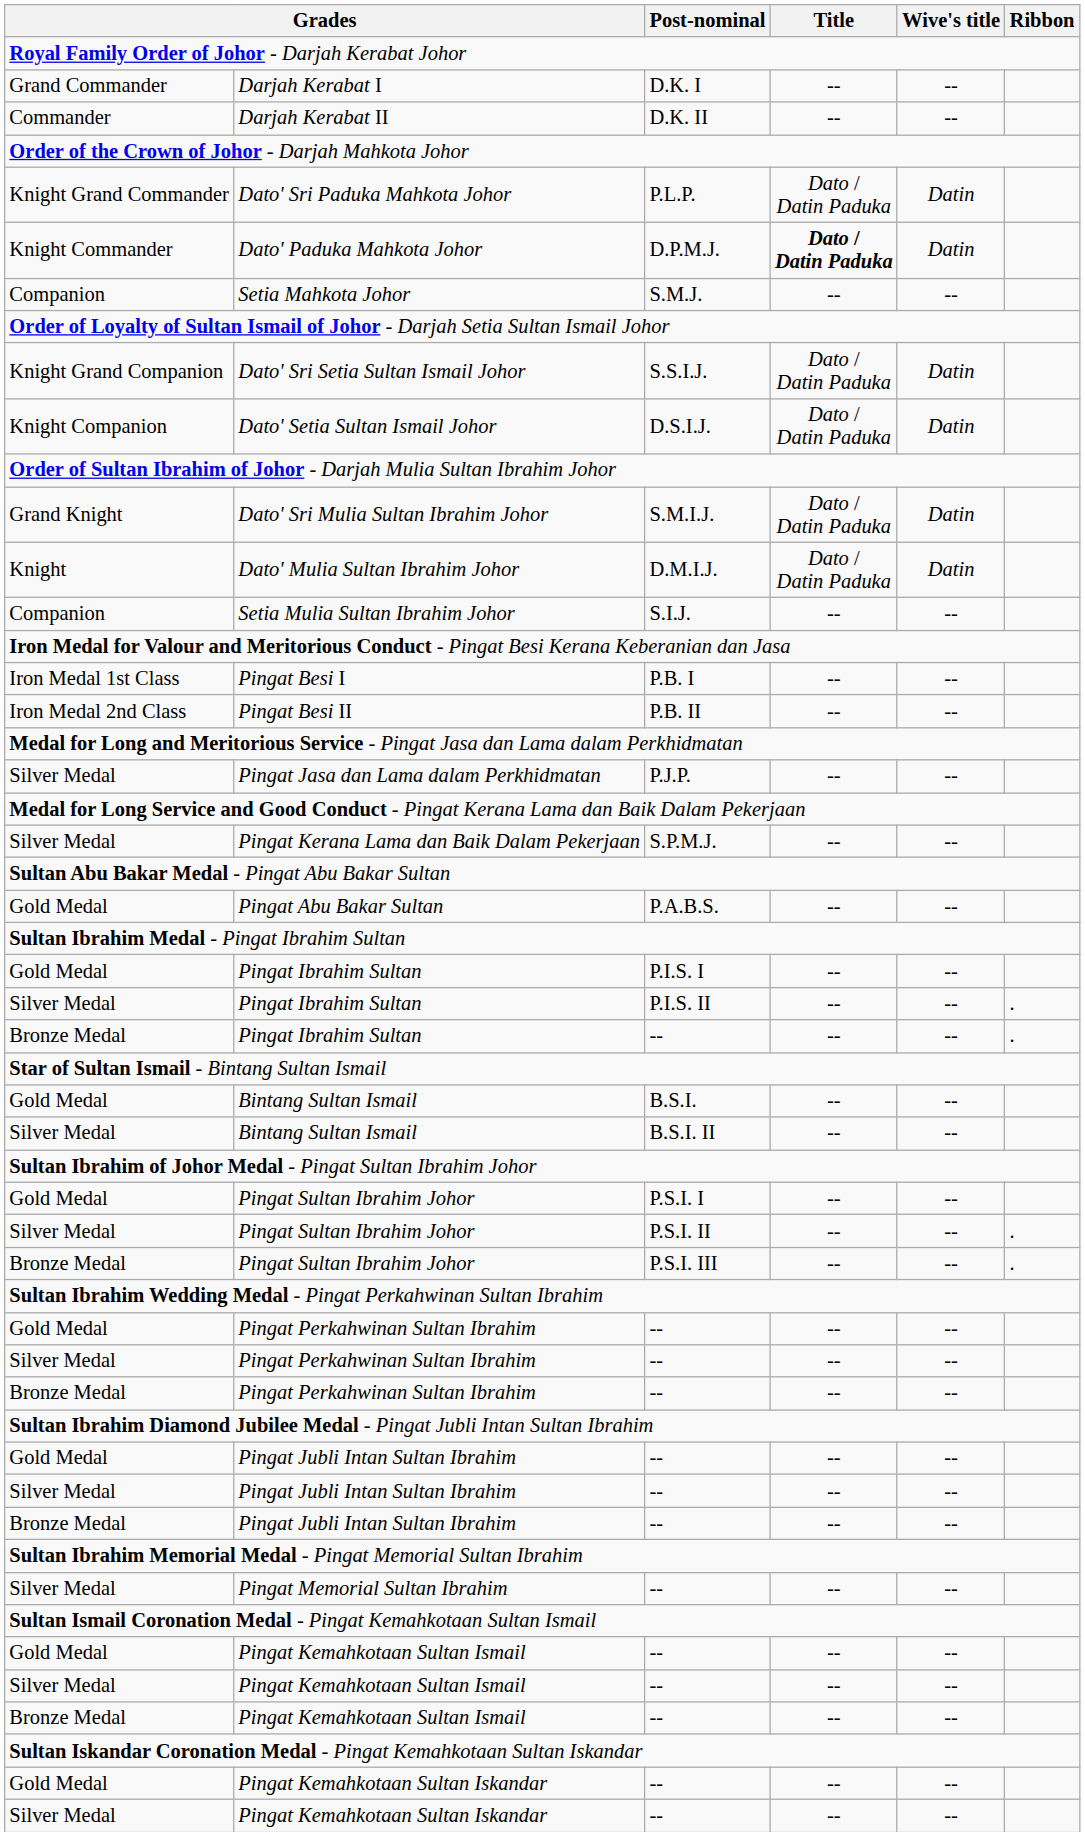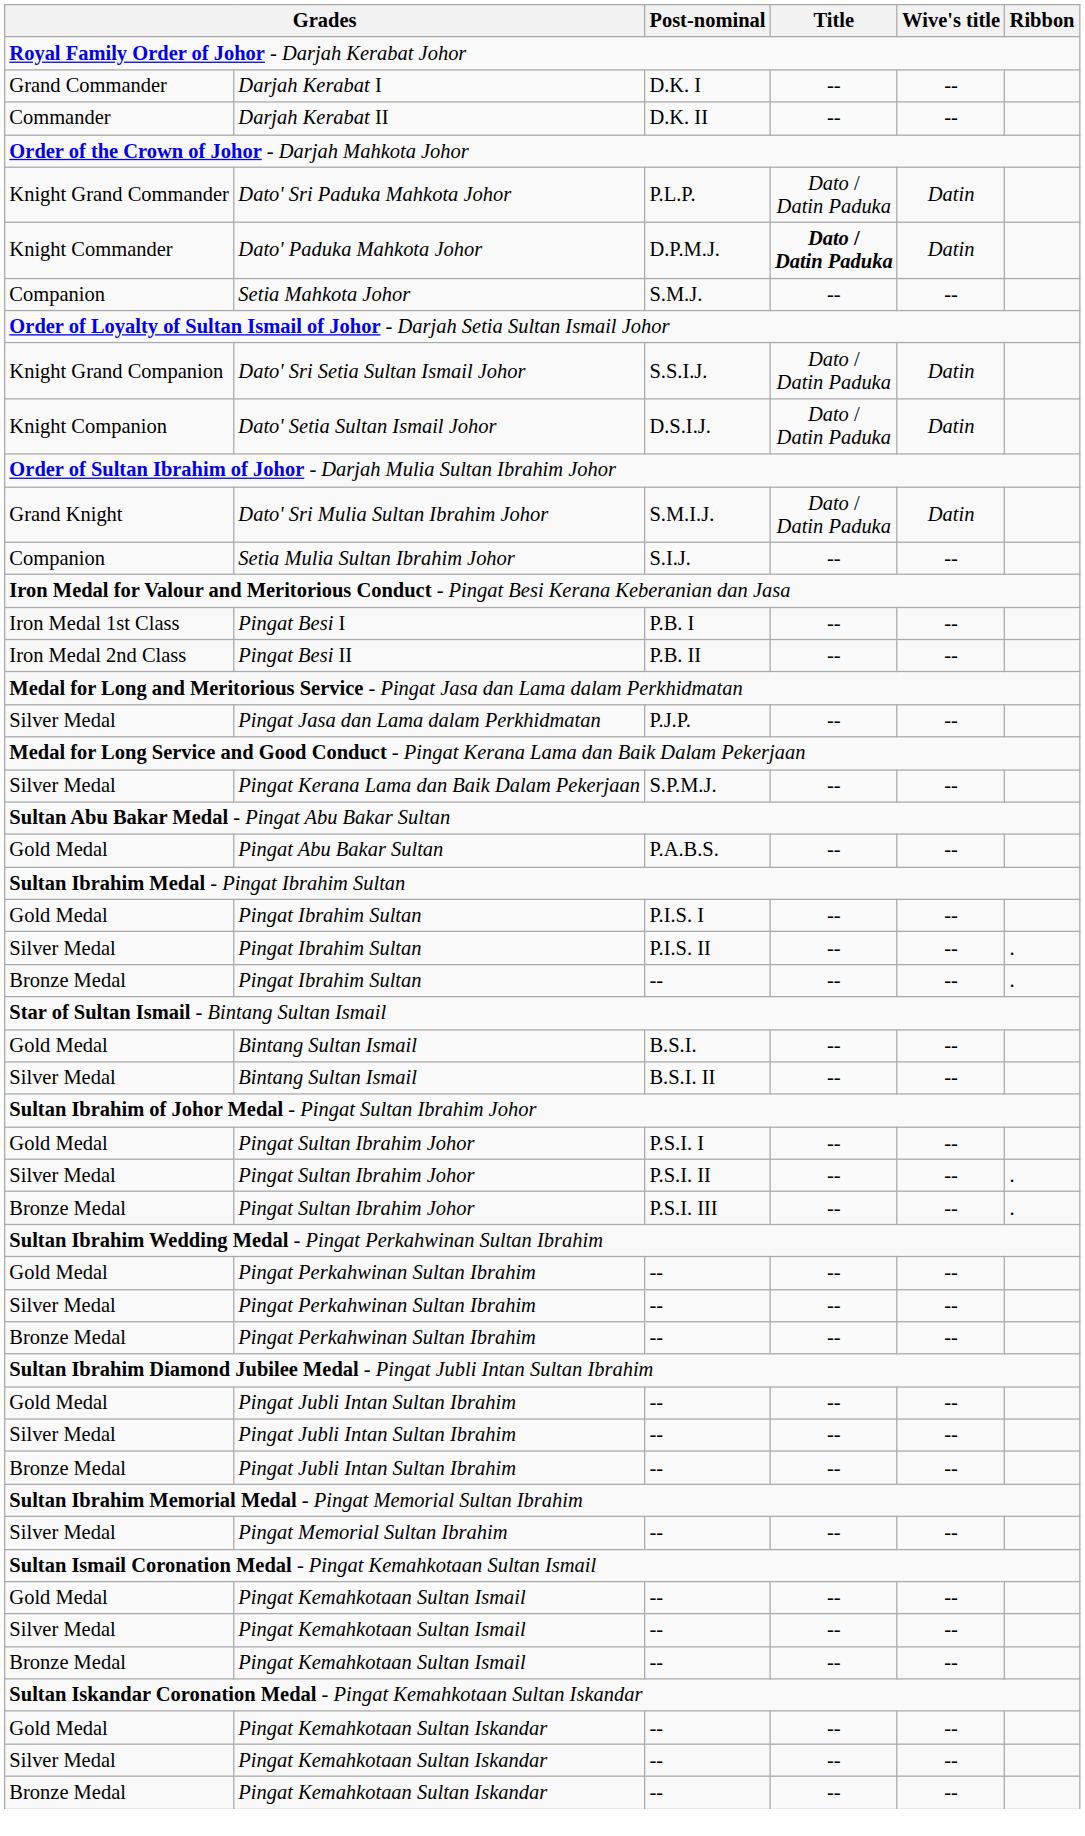- row: (38, 569)
+ row: (68, 1792)
